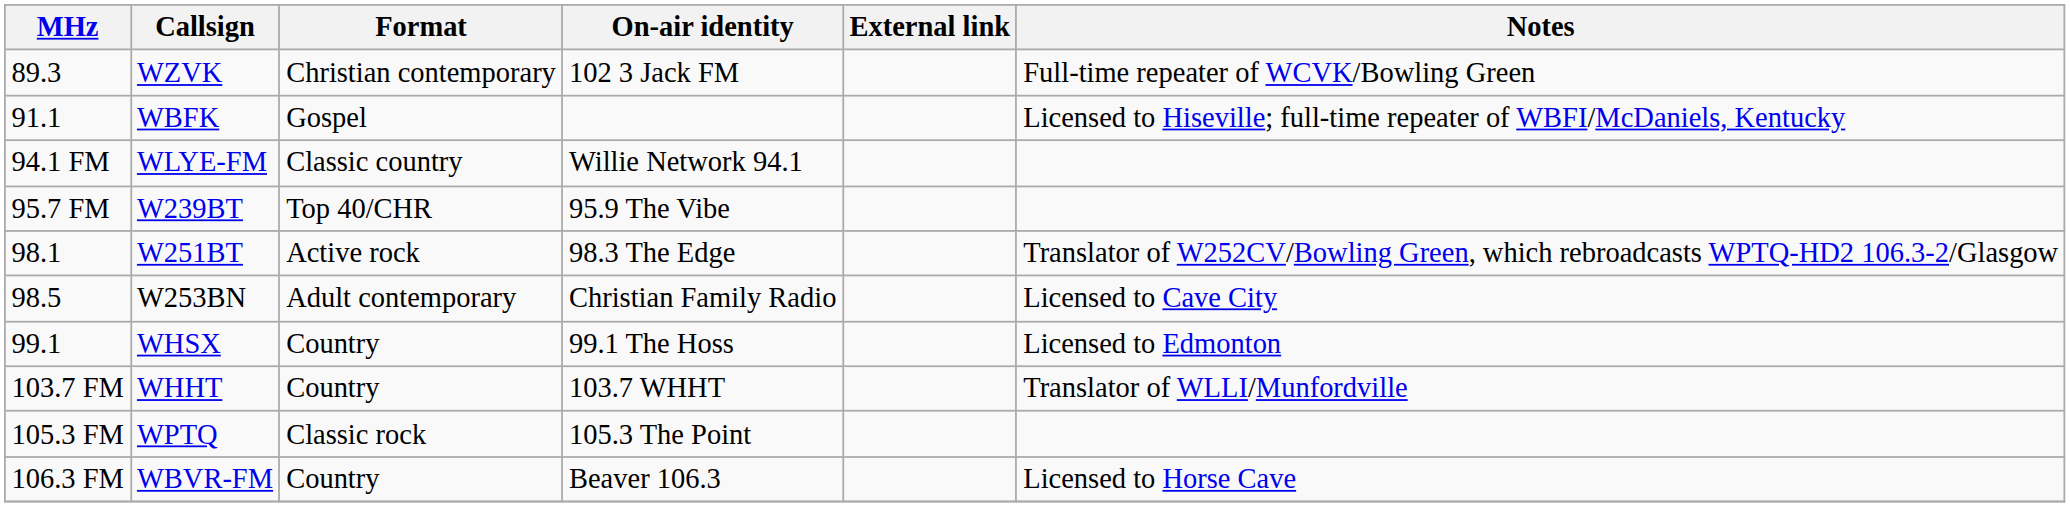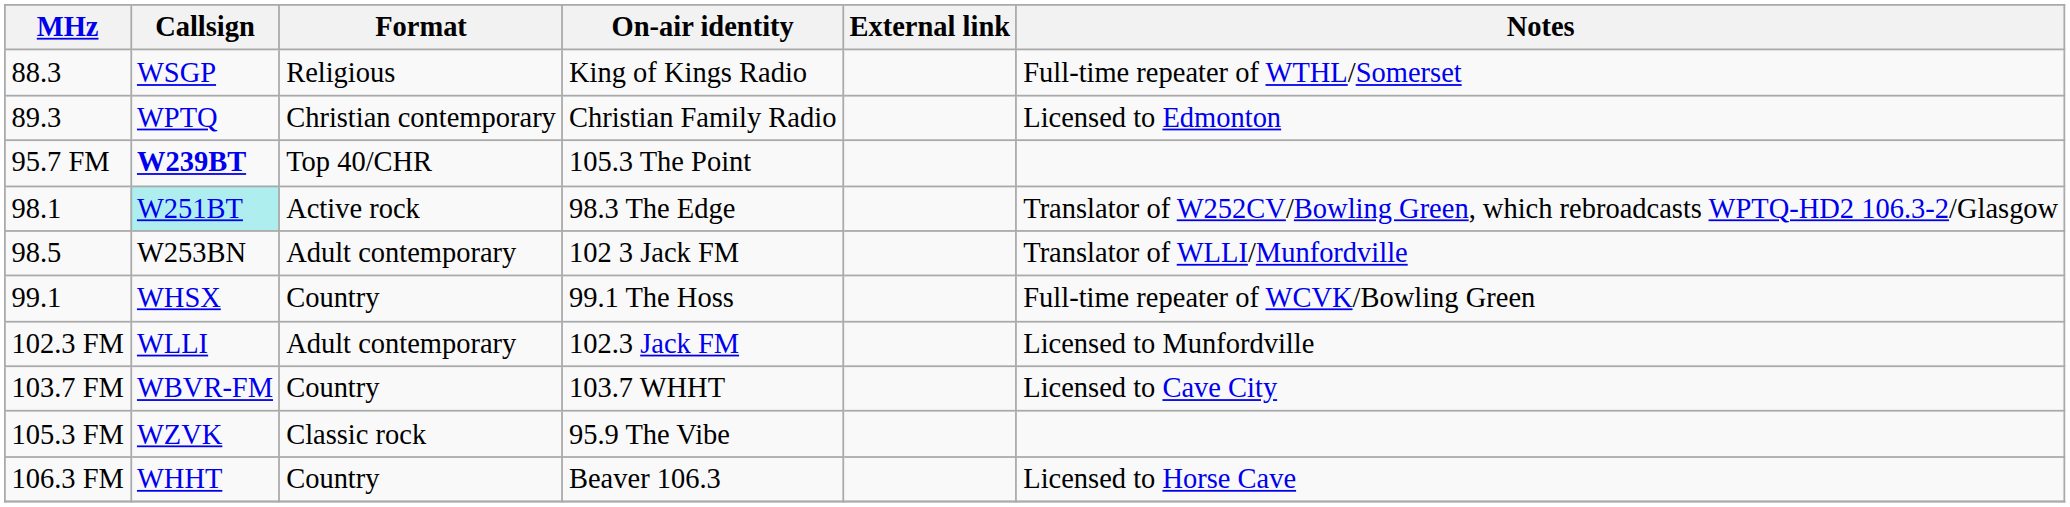+ row: (36, 72)
(180, 72) WZVK -> (177, 117) WPTQ
(654, 72) 102 3 Jack FM -> (703, 117) Christian Family Radio
(1279, 72) Full-time repeater of WCVK/Bowling Green -> (1152, 117) Licensed to Edmonton
- row: (36, 117)
- row: (61, 162)
(190, 207) normal -> (192, 162) bold
(649, 207) 95.9 The Vibe -> (660, 162) 105.3 The Point
(190, 252) no background -> (190, 207) paleturquoise background
(703, 298) Christian Family Radio -> (654, 252) 102 3 Jack FM
(1150, 298) Licensed to Cave City -> (1215, 252) Translator of WLLI/Munfordville
(1152, 343) Licensed to Edmonton -> (1279, 298) Full-time repeater of WCVK/Bowling Green
+ row: (68, 343)
(180, 388) WHHT -> (205, 388) WBVR-FM
(1215, 388) Translator of WLLI/Munfordville -> (1150, 388) Licensed to Cave City
(177, 433) WPTQ -> (180, 433) WZVK
(660, 433) 105.3 The Point -> (649, 433) 95.9 The Vibe
(205, 478) WBVR-FM -> (180, 478) WHHT
